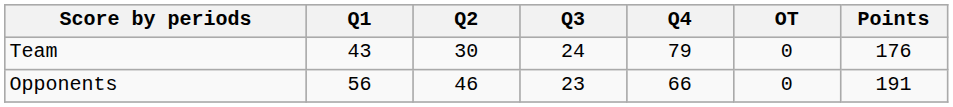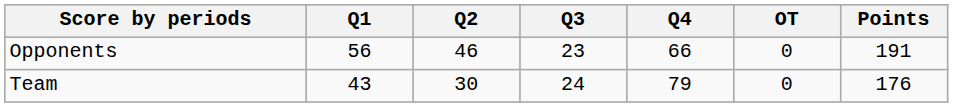rows swapped: (34, 54) <-> (64, 86)
